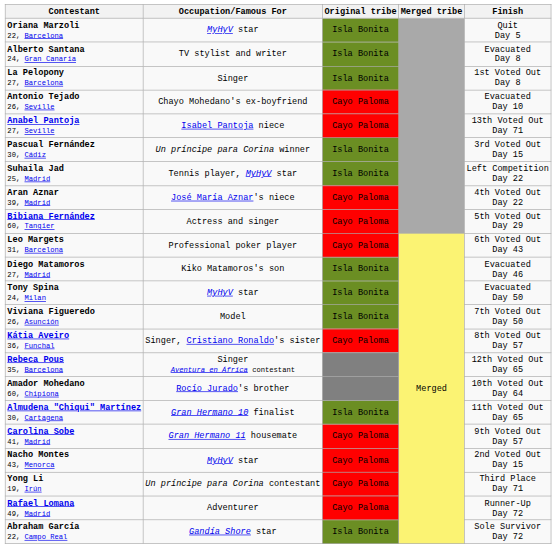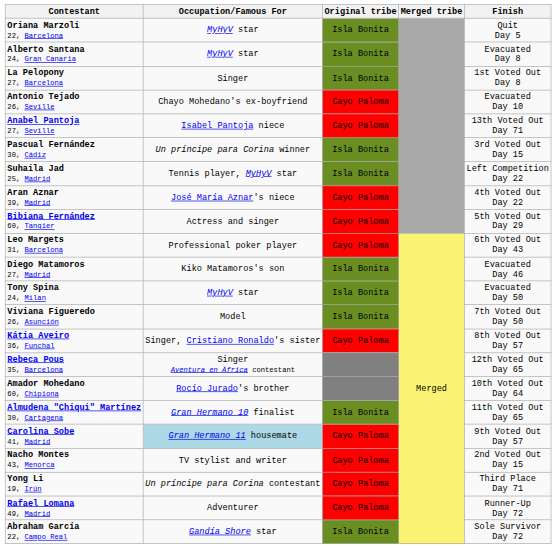(233, 54) TV stylist and writer -> (233, 54) MyHyV star
(233, 436) no background -> (233, 436) lightblue background
(233, 460) MyHyV star -> (233, 460) TV stylist and writer
